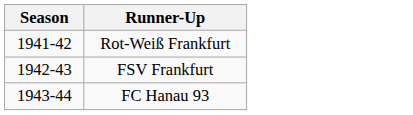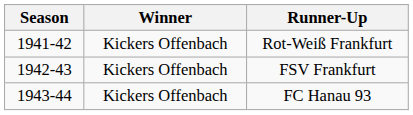+ column: (165, 17)
